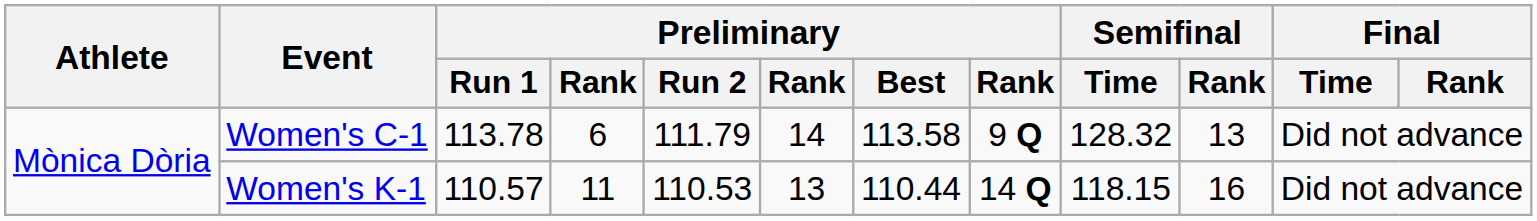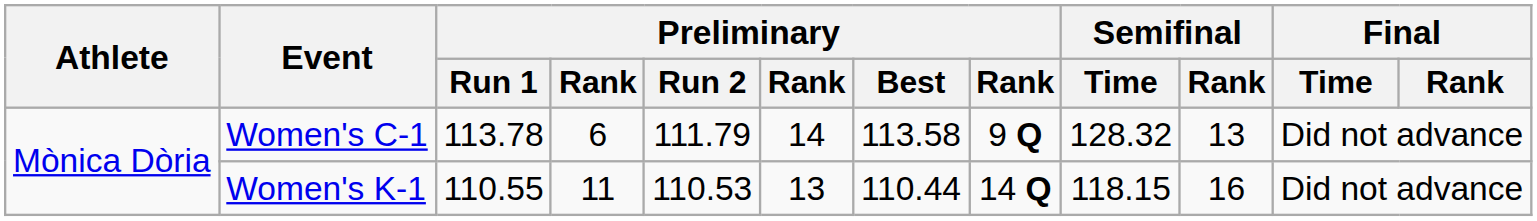(494, 188) 110.57 -> (494, 188) 110.55
